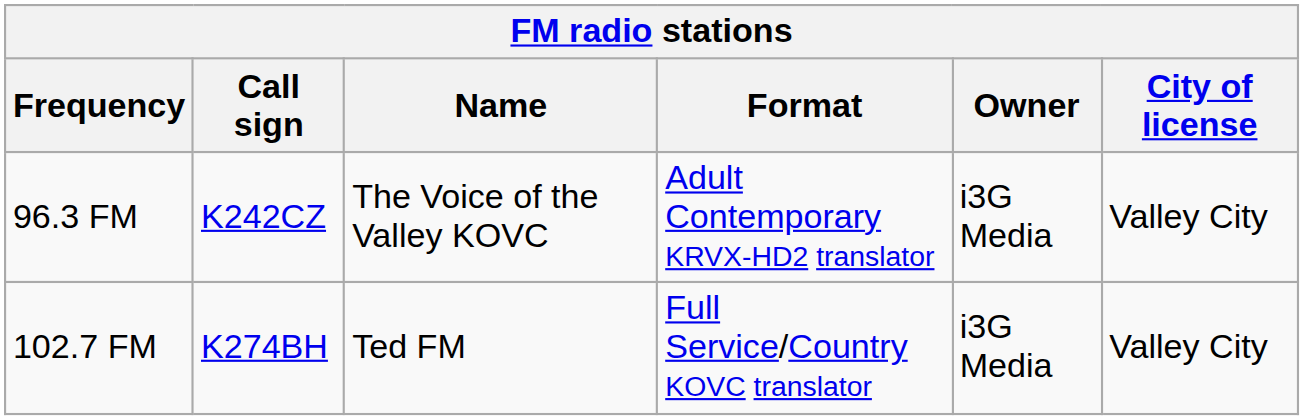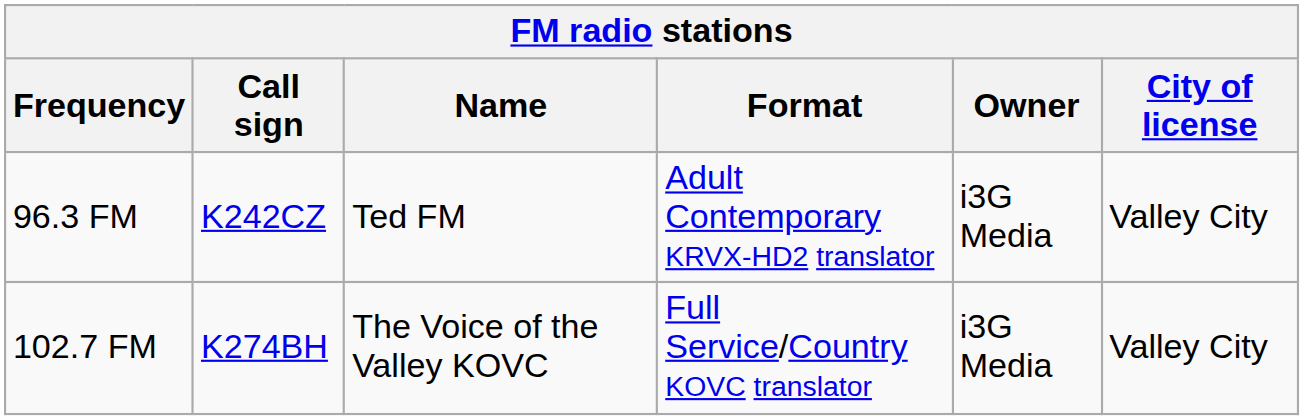(475, 216) The Voice of the Valley KOVC -> (409, 216) Ted FM
(409, 347) Ted FM -> (475, 347) The Voice of the Valley KOVC
